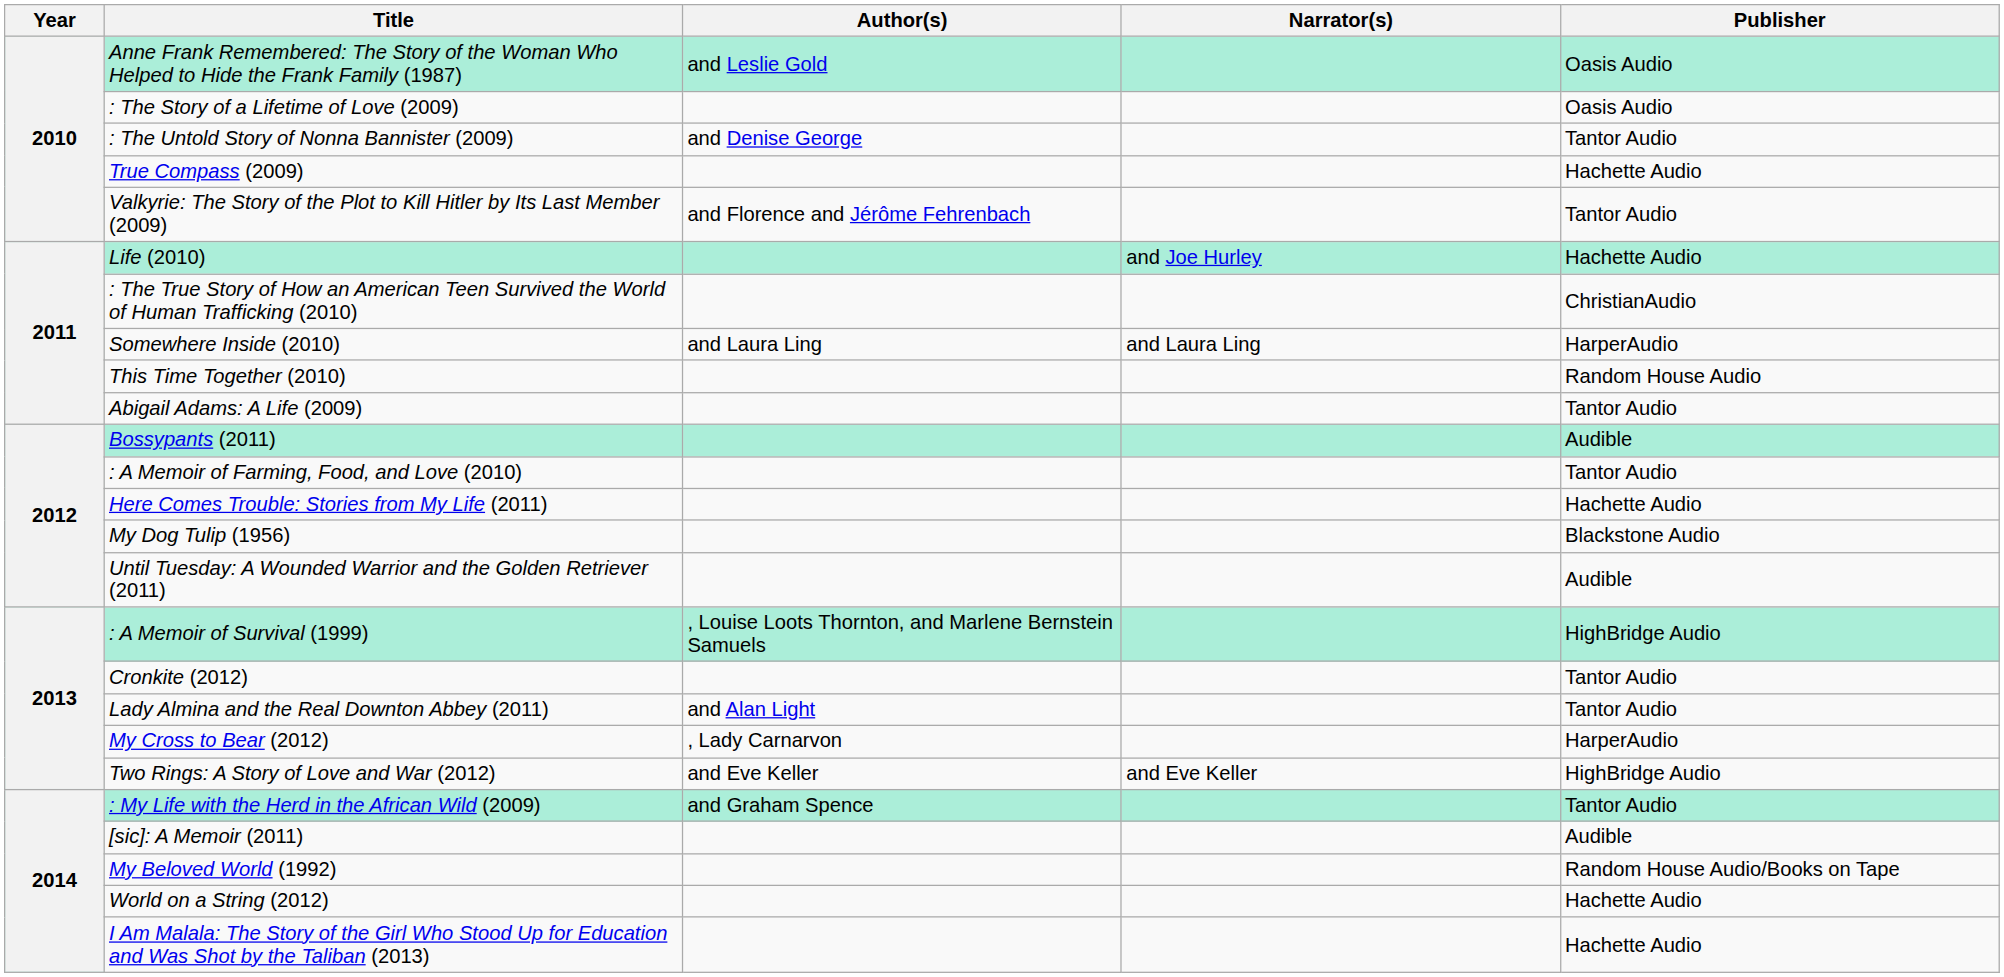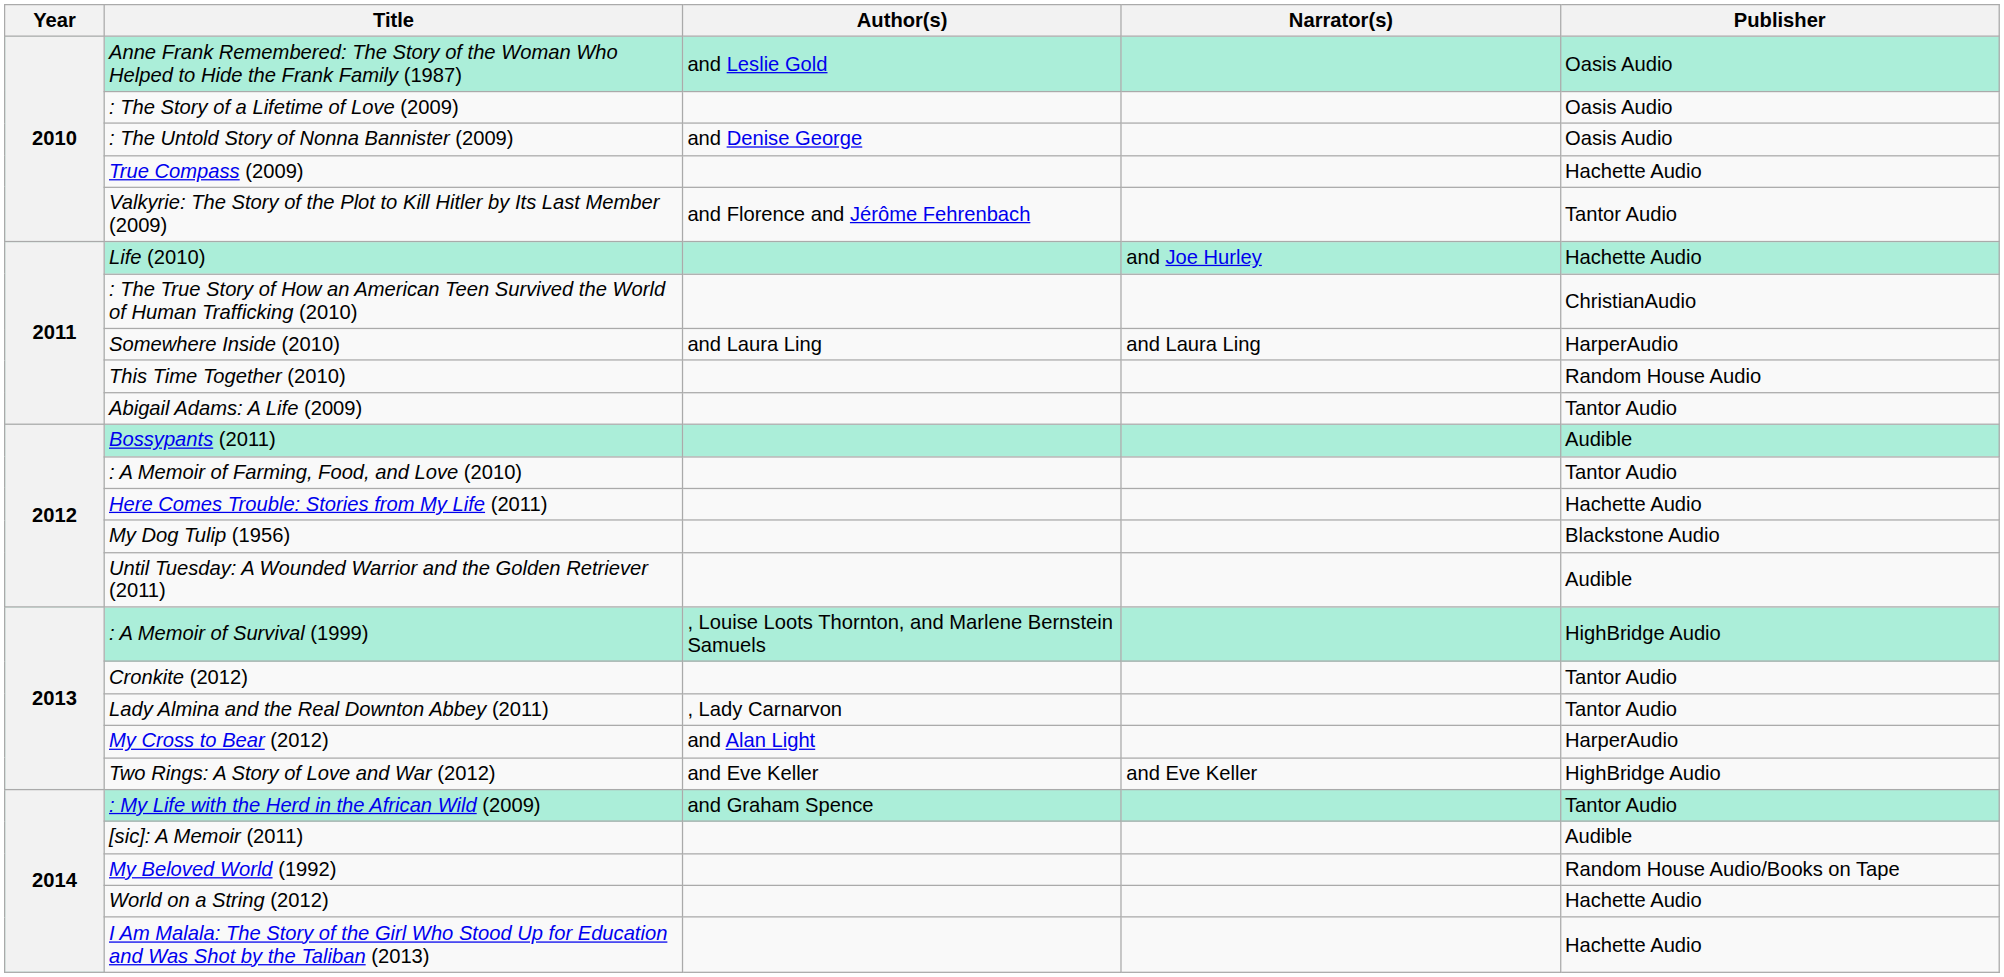(1621, 139) Tantor Audio -> (1619, 139) Oasis Audio
(751, 709) and Alan Light -> (765, 709) , Lady Carnarvon
(765, 741) , Lady Carnarvon -> (751, 741) and Alan Light
